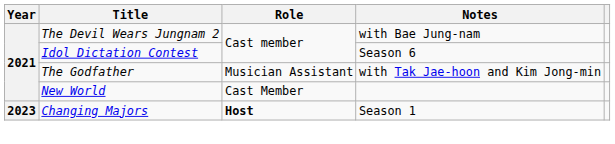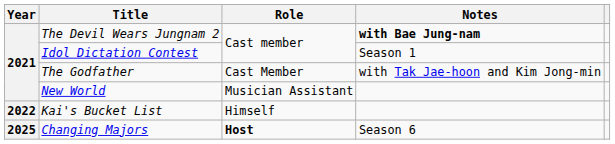(419, 33) normal -> (419, 33) bold
(387, 53) Season 6 -> (387, 53) Season 1
(289, 72) Musician Assistant -> (264, 72) Cast Member
(264, 91) Cast Member -> (289, 91) Musician Assistant
+ row: (102, 110)
(22, 110) 2023 -> (22, 130) 2025
(387, 110) Season 1 -> (387, 130) Season 6
